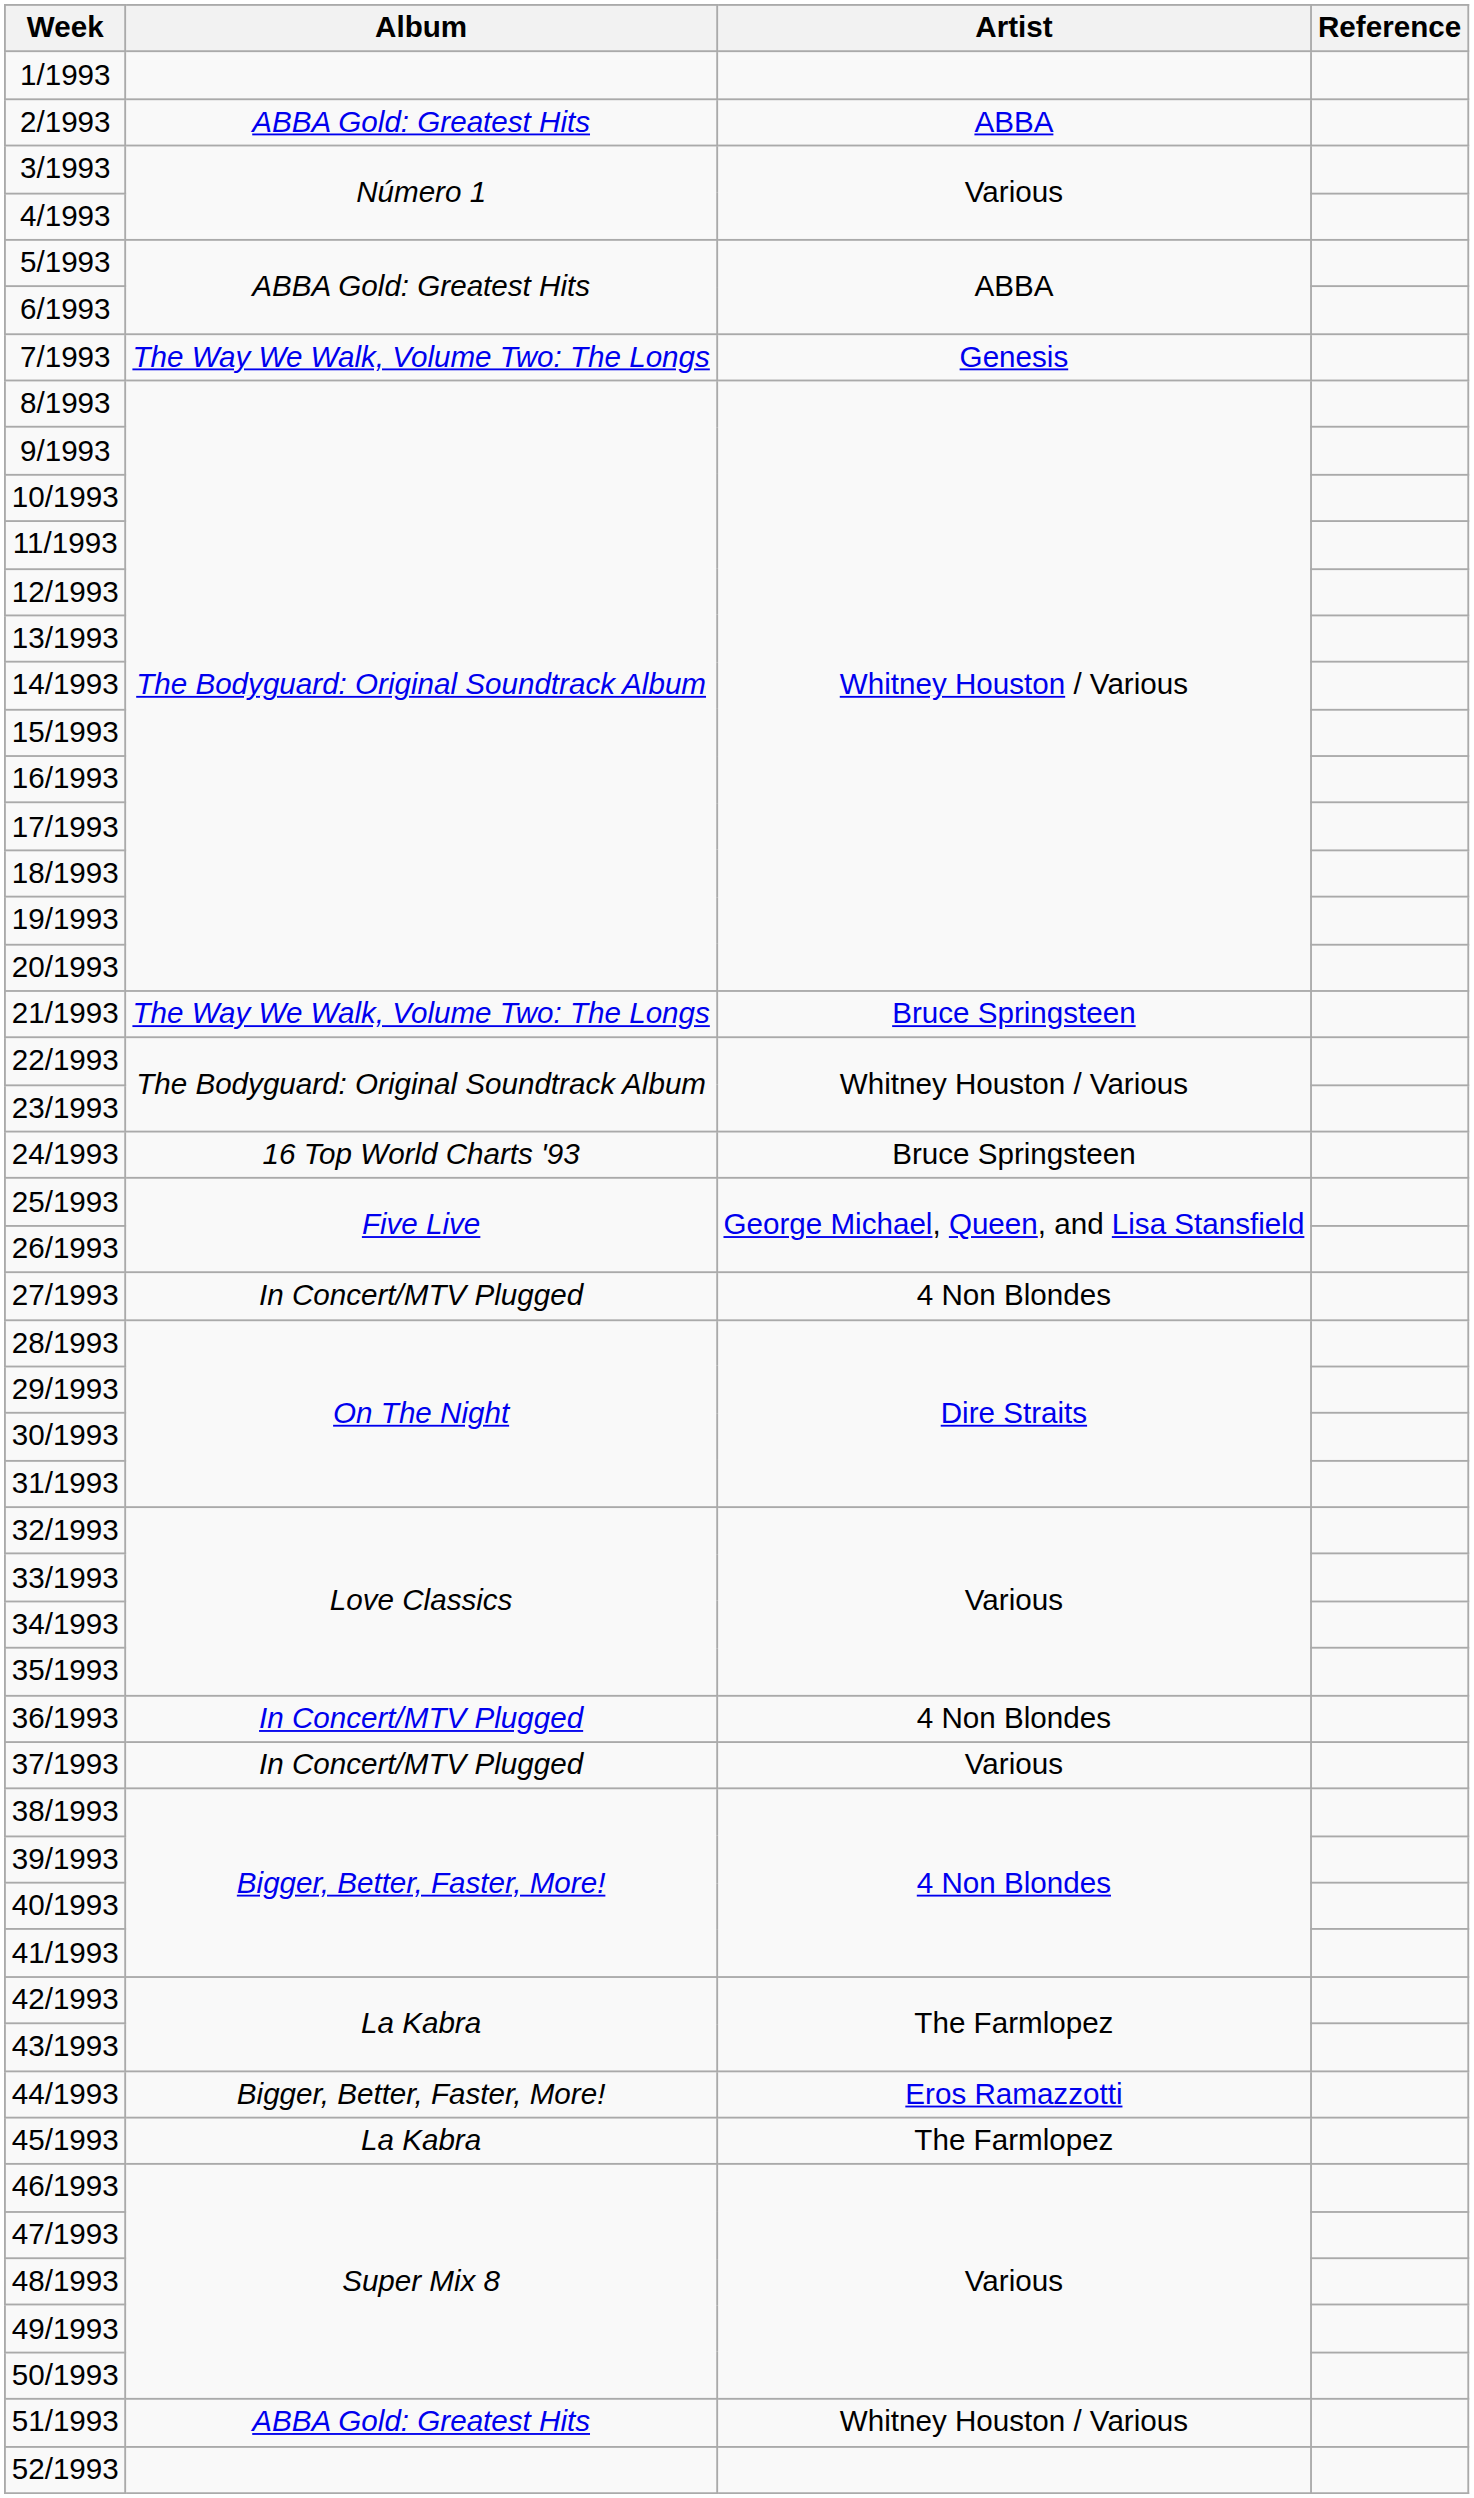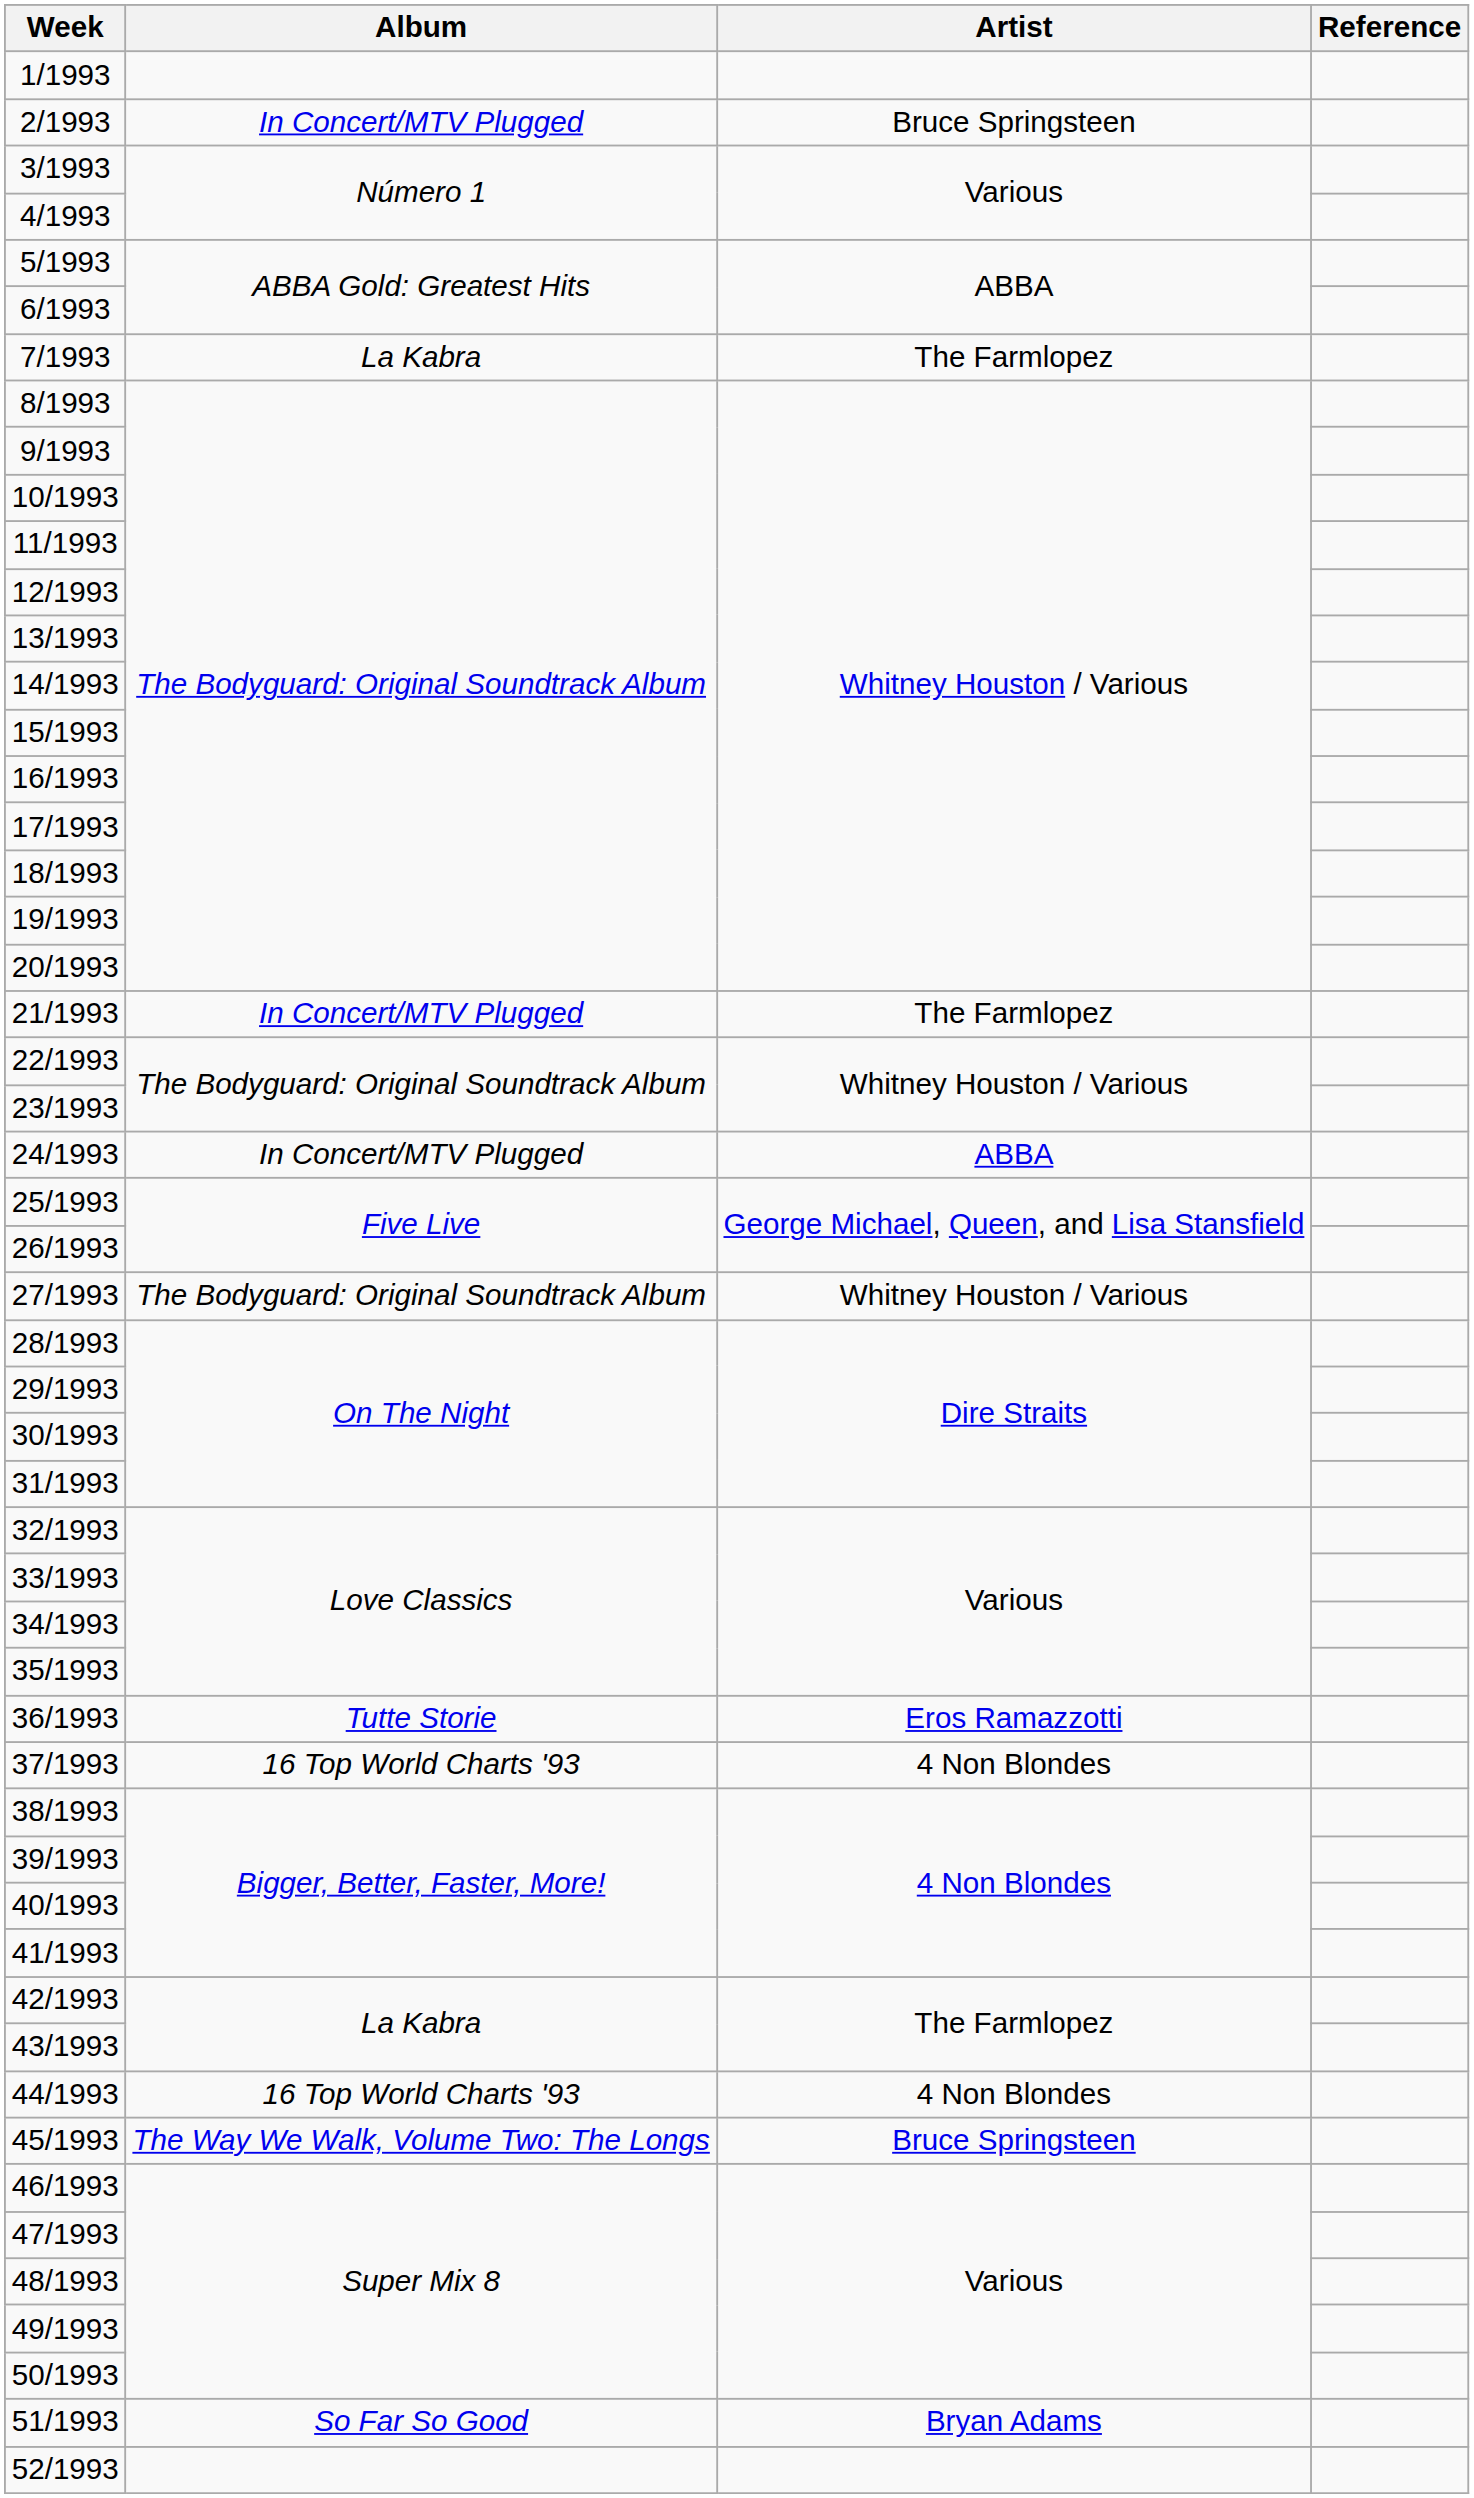(421, 121) ABBA Gold: Greatest Hits -> (421, 121) In Concert/MTV Plugged
(1014, 121) ABBA -> (1014, 121) Bruce Springsteen
(421, 356) The Way We Walk, Volume Two: The Longs -> (421, 356) La Kabra
(1014, 356) Genesis -> (1014, 356) The Farmlopez
(421, 1013) The Way We Walk, Volume Two: The Longs -> (421, 1013) In Concert/MTV Plugged
(1014, 1013) Bruce Springsteen -> (1014, 1013) The Farmlopez
(421, 1154) 16 Top World Charts '93 -> (421, 1154) In Concert/MTV Plugged
(1014, 1154) Bruce Springsteen -> (1014, 1154) ABBA
(421, 1295) In Concert/MTV Plugged -> (421, 1295) The Bodyguard: Original Soundtrack Album
(1014, 1295) 4 Non Blondes -> (1014, 1295) Whitney Houston / Various
(421, 1717) In Concert/MTV Plugged -> (421, 1717) Tutte Storie
(1014, 1717) 4 Non Blondes -> (1014, 1717) Eros Ramazzotti
(421, 1764) In Concert/MTV Plugged -> (421, 1764) 16 Top World Charts '93
(1014, 1764) Various -> (1014, 1764) 4 Non Blondes
(421, 2093) Bigger, Better, Faster, More! -> (421, 2093) 16 Top World Charts '93
(1014, 2093) Eros Ramazzotti -> (1014, 2093) 4 Non Blondes
(421, 2140) La Kabra -> (421, 2140) The Way We Walk, Volume Two: The Longs
(1014, 2140) The Farmlopez -> (1014, 2140) Bruce Springsteen
(421, 2422) ABBA Gold: Greatest Hits -> (421, 2422) So Far So Good
(1014, 2422) Whitney Houston / Various -> (1014, 2422) Bryan Adams
